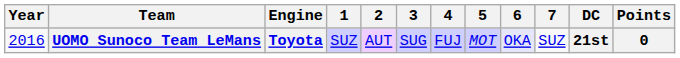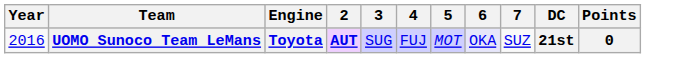- column: (344, 17)
(379, 41) normal -> (344, 41) bold
